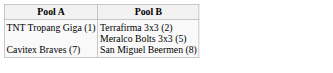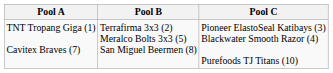+ column: (264, 12)
